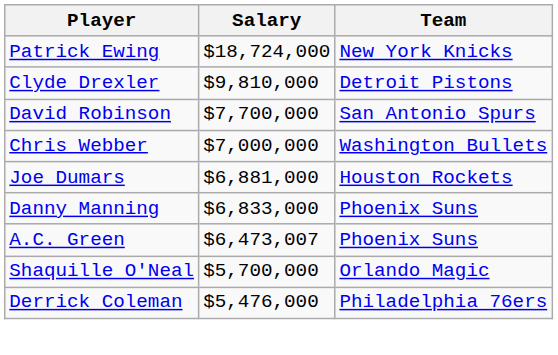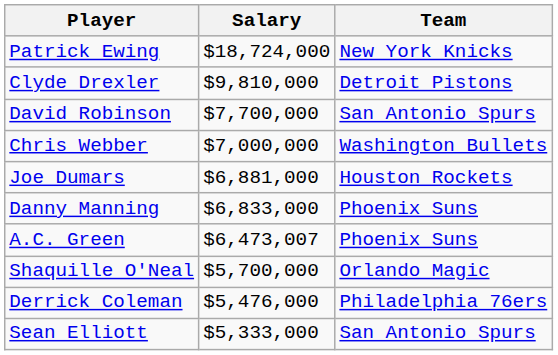+ row: (79, 334)
